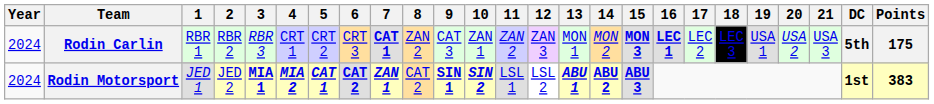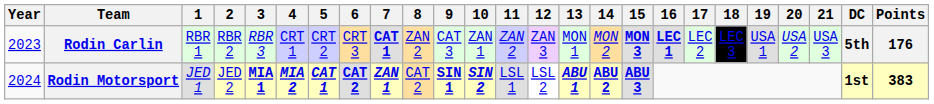(24, 44) 2024 -> (24, 44) 2023
(901, 44) 175 -> (901, 44) 176
